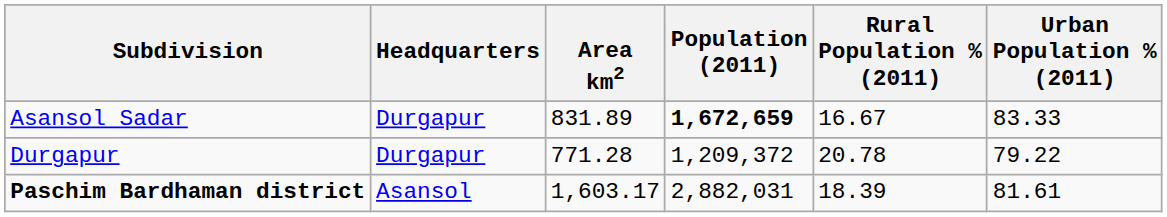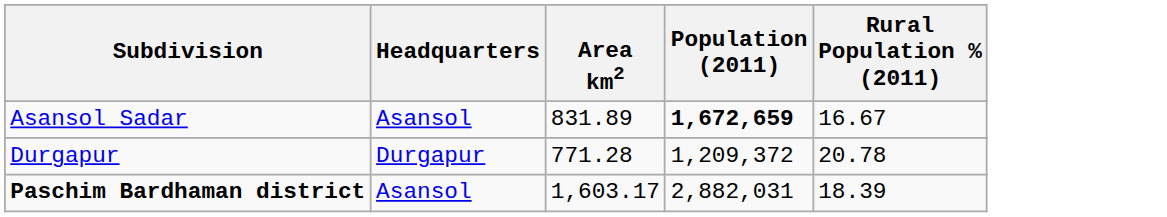- column: (1075, 53)
(431, 119) Durgapur -> (424, 119) Asansol
